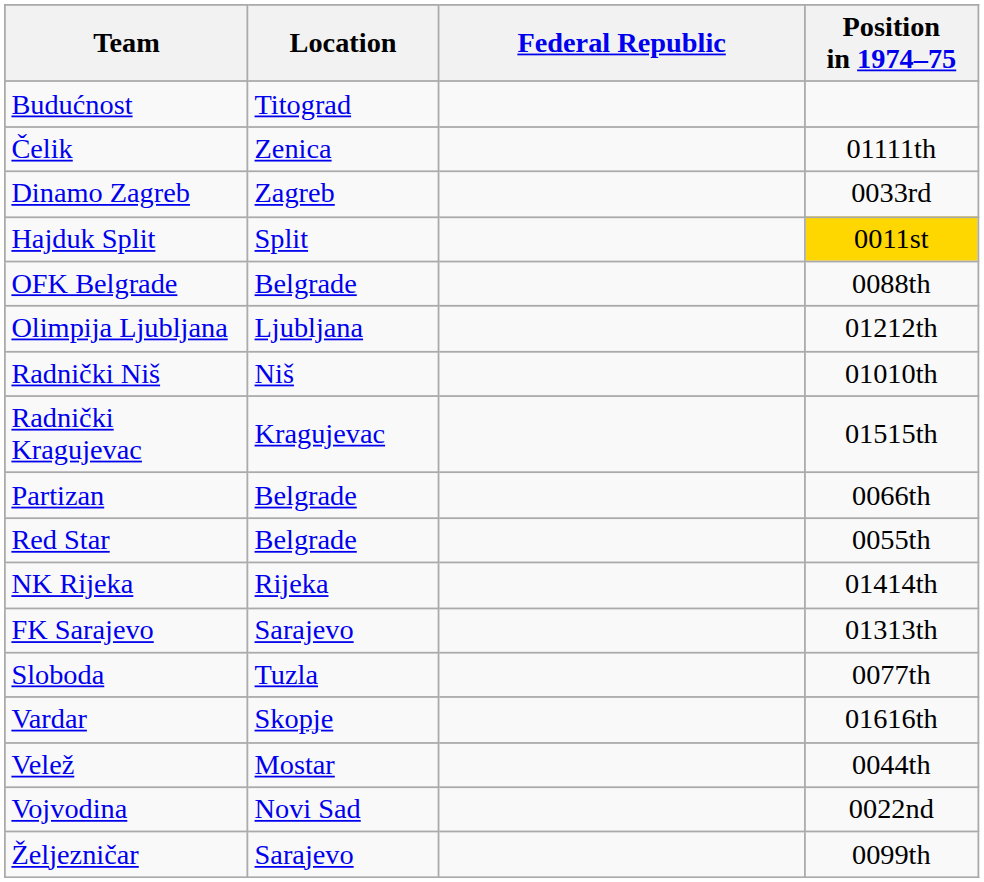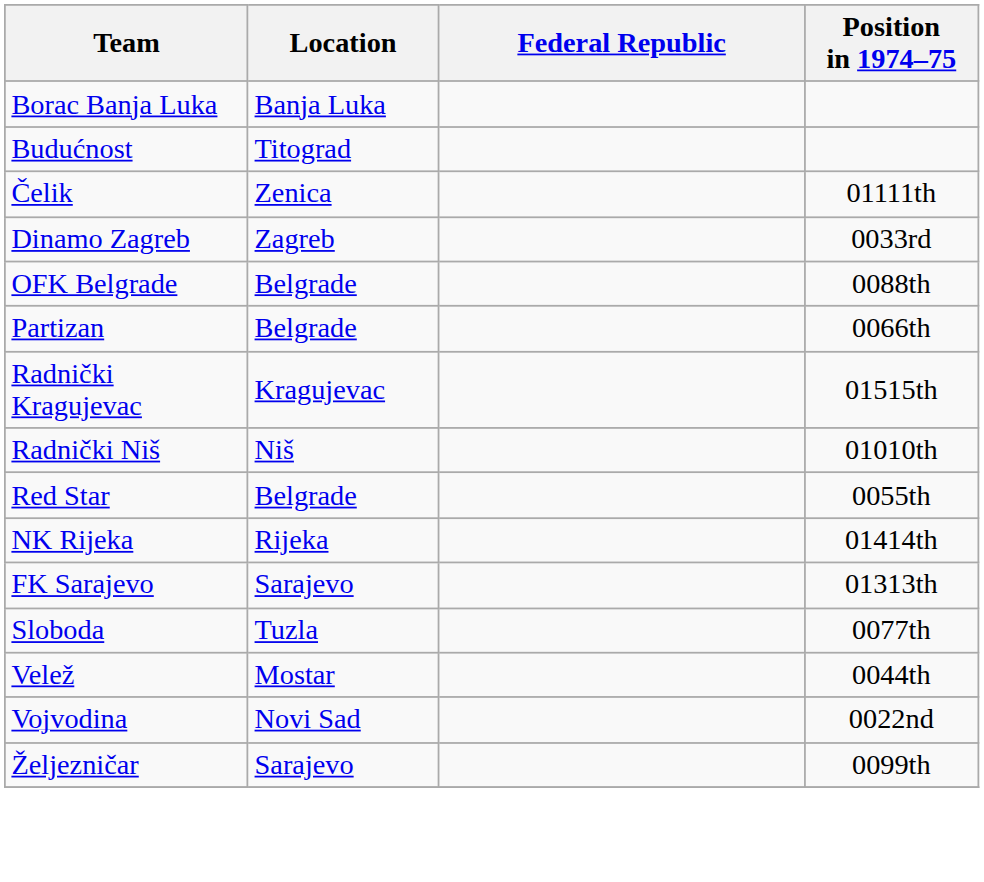+ row: (114, 103)
- row: (83, 238)
- row: (120, 328)
rows swapped: (58, 494) <-> (86, 373)
- row: (49, 719)
